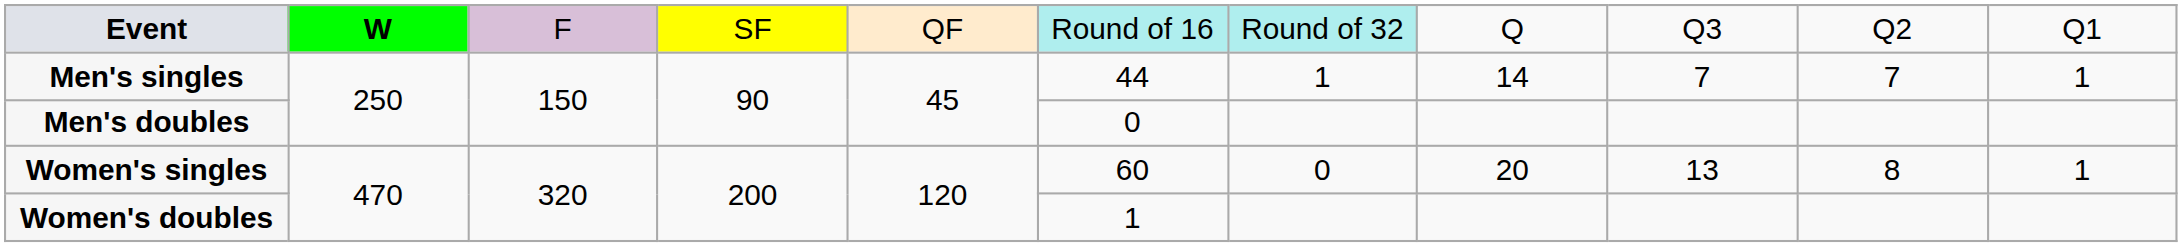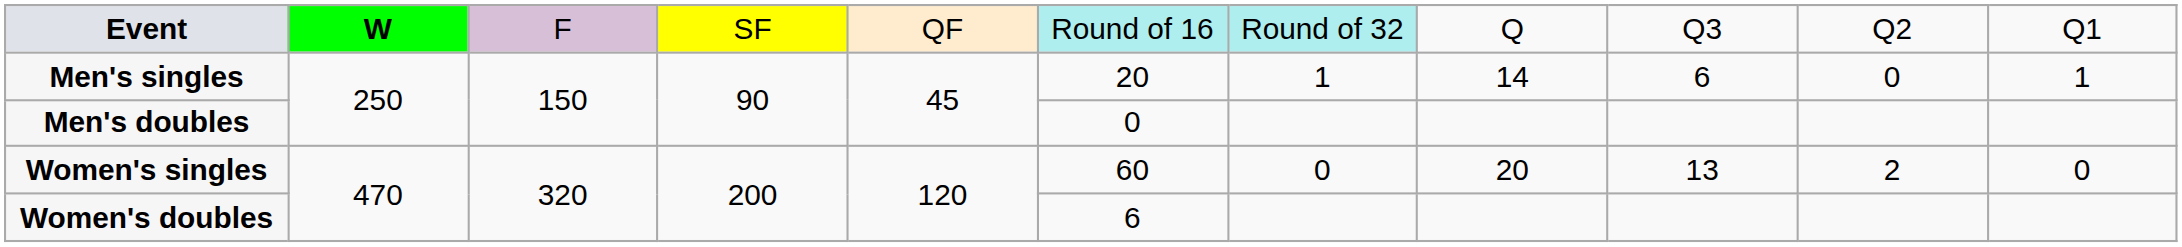(1132, 76) 44 -> (1132, 76) 20
(1702, 76) 7 -> (1702, 76) 6
(1892, 76) 7 -> (1892, 76) 0
(1892, 170) 8 -> (1892, 170) 2
(2082, 170) 1 -> (2082, 170) 0
(1132, 217) 1 -> (1132, 217) 6
